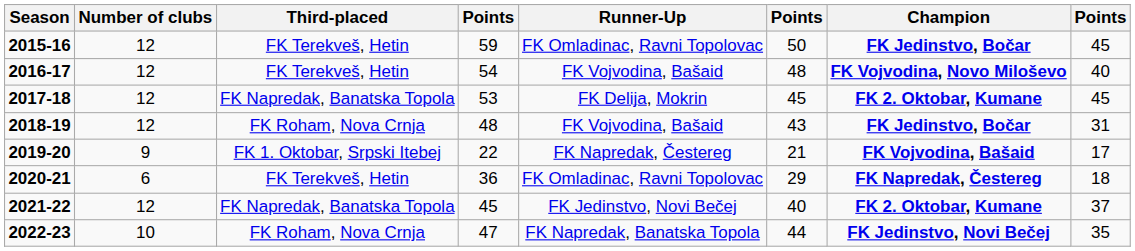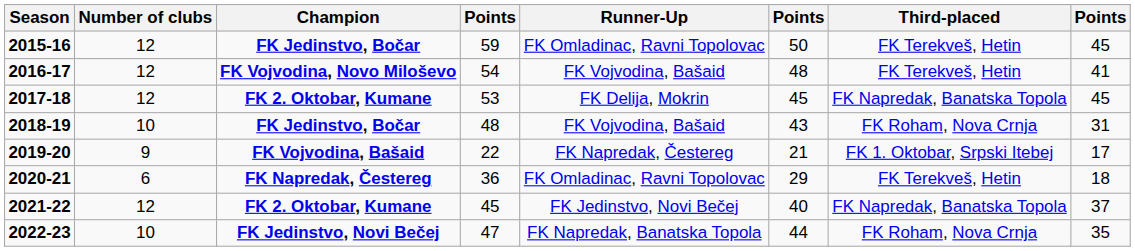columns swapped: (949, 17) <-> (337, 17)
(1100, 71) 40 -> (1100, 71) 41
(145, 125) 12 -> (145, 125) 10
